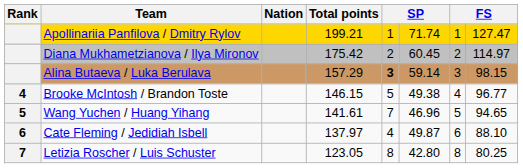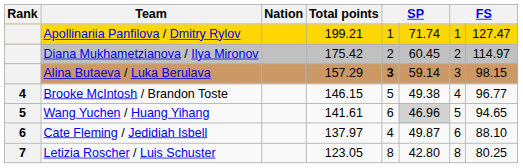(390, 113) 7 -> (390, 113) 6
(424, 113) no background -> (424, 113) lightgrey background
